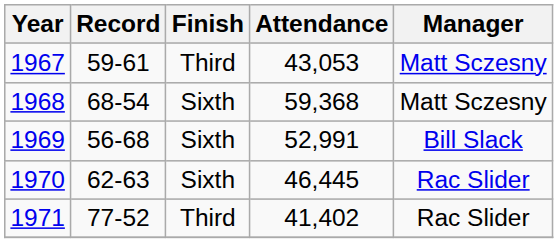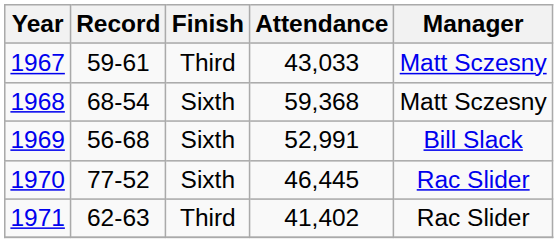(322, 62) 43,053 -> (322, 62) 43,033
(118, 179) 62-63 -> (118, 179) 77-52
(118, 218) 77-52 -> (118, 218) 62-63
